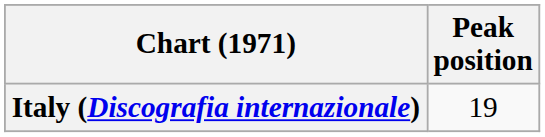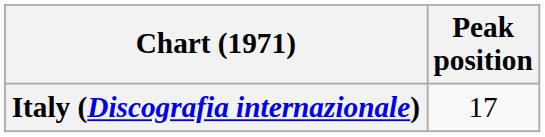(483, 107) 19 -> (483, 107) 17
